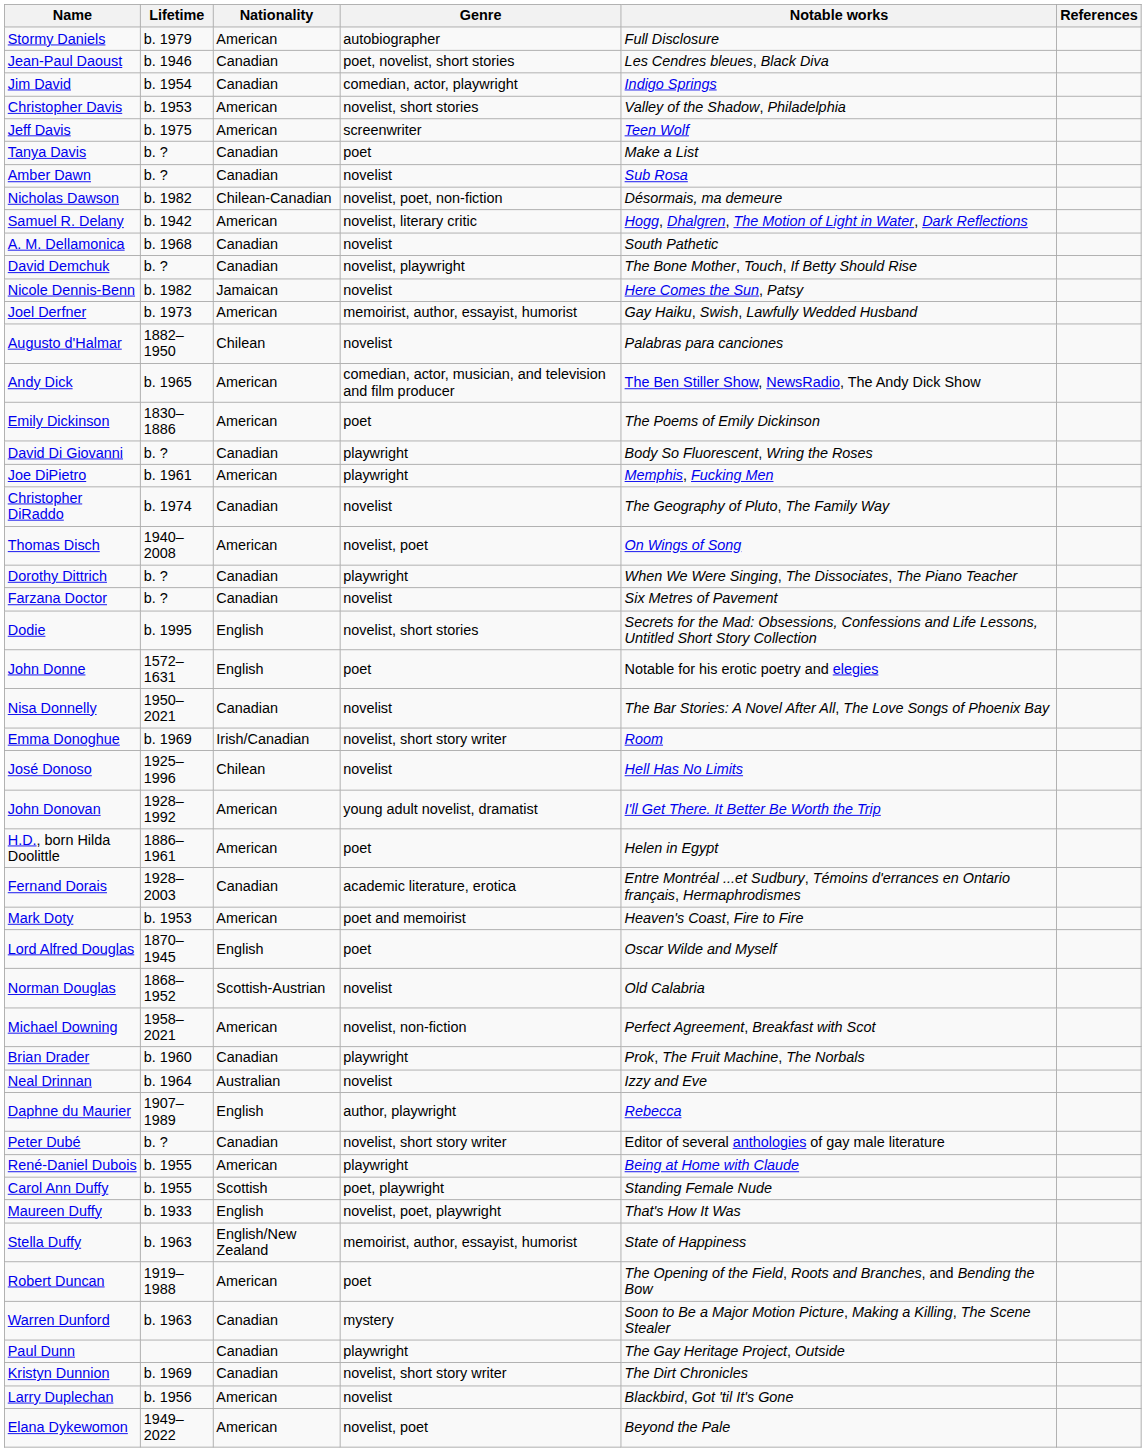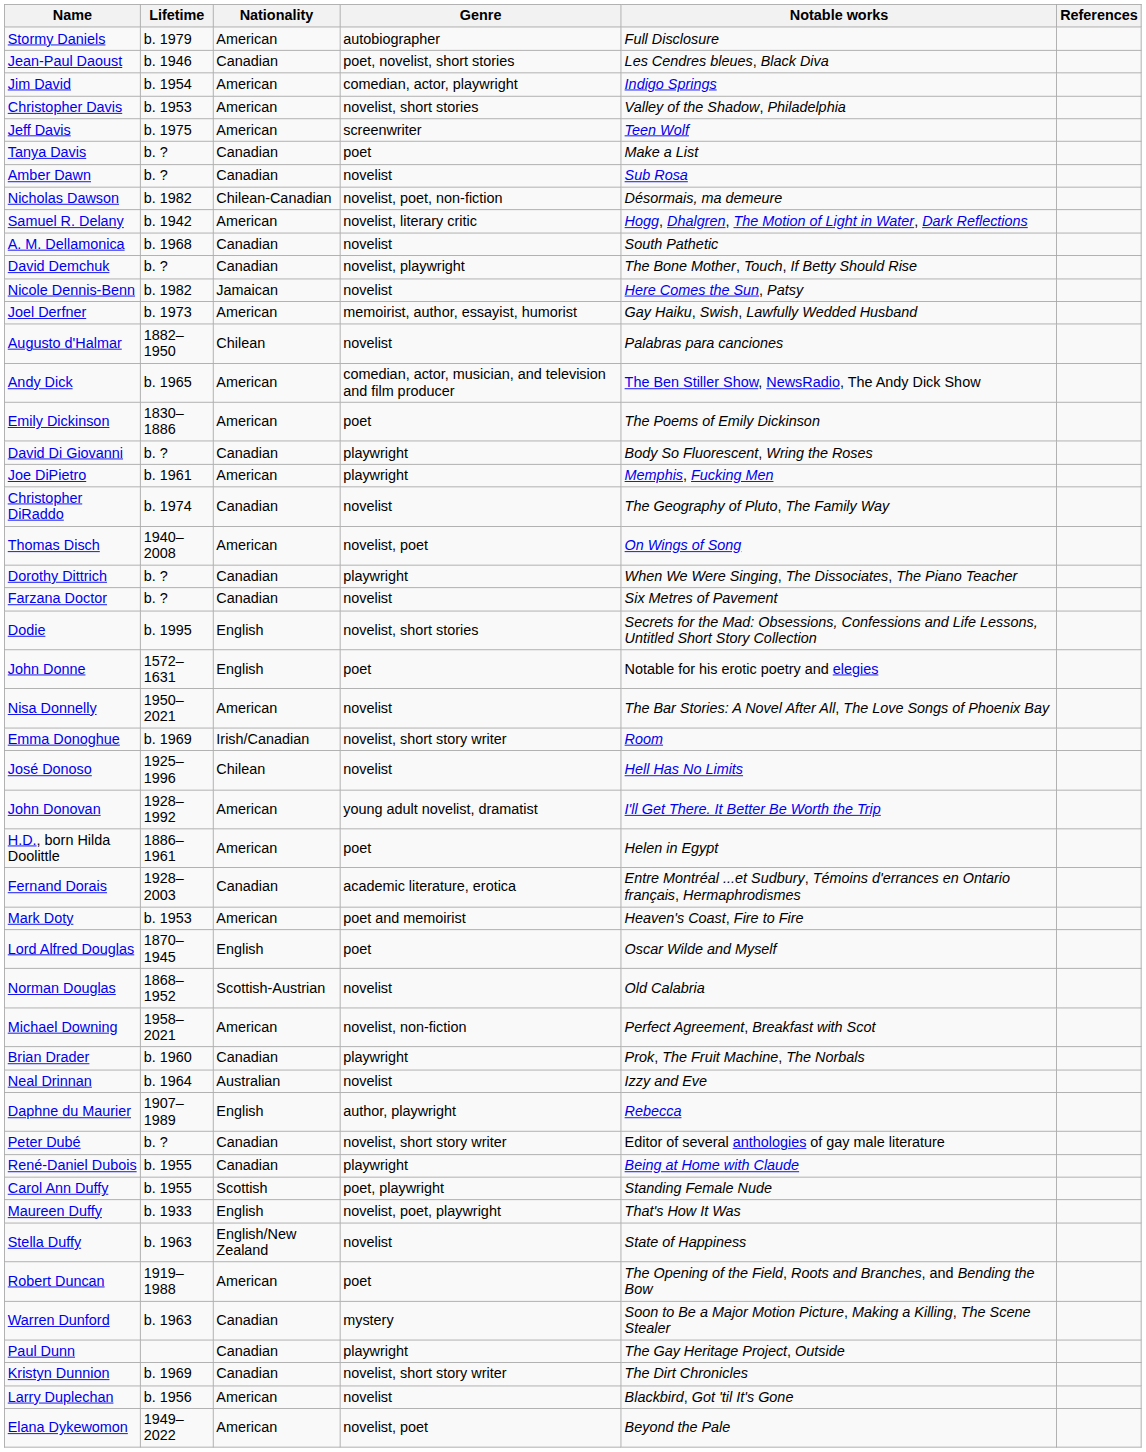(247, 84) Canadian -> (247, 84) American
(247, 708) Canadian -> (247, 708) American
(247, 1165) American -> (247, 1165) Canadian
(460, 1242) memoirist, author, essayist, humorist -> (368, 1242) novelist
